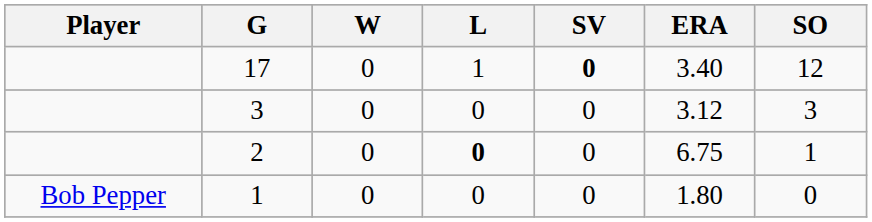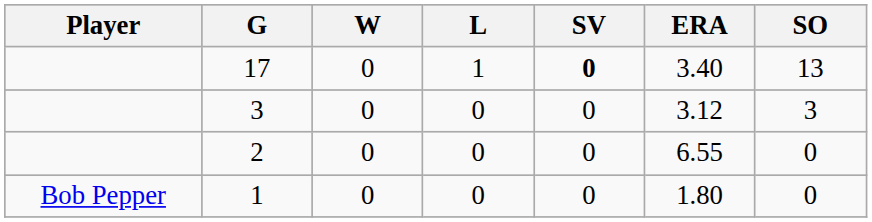(810, 68) 12 -> (810, 68) 13
(478, 152) bold -> (478, 152) normal
(700, 152) 6.75 -> (700, 152) 6.55
(810, 152) 1 -> (810, 152) 0
